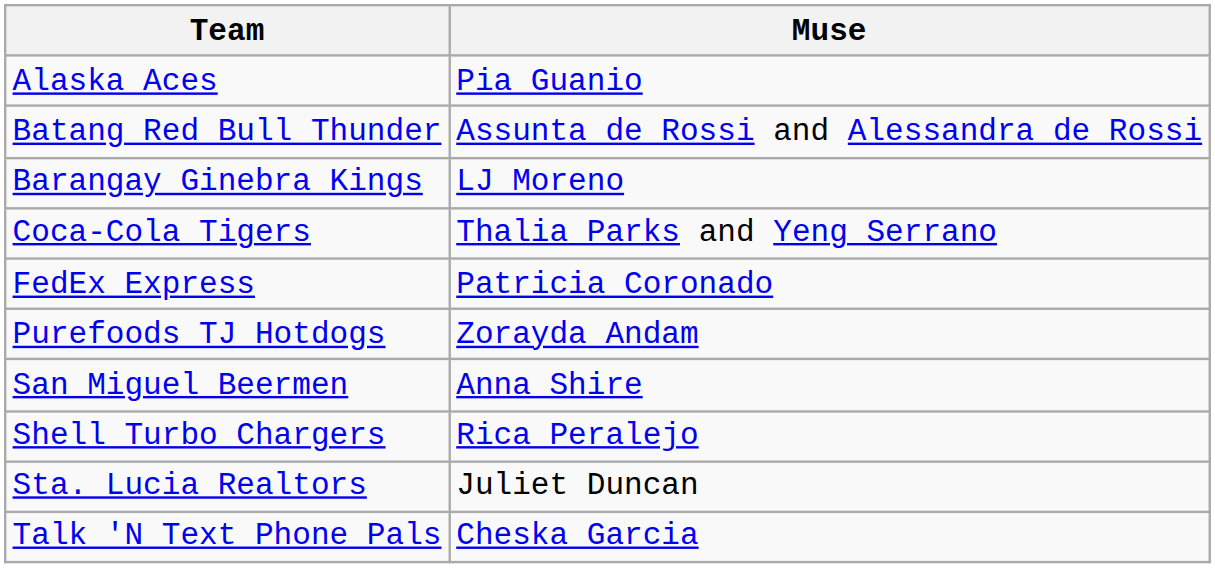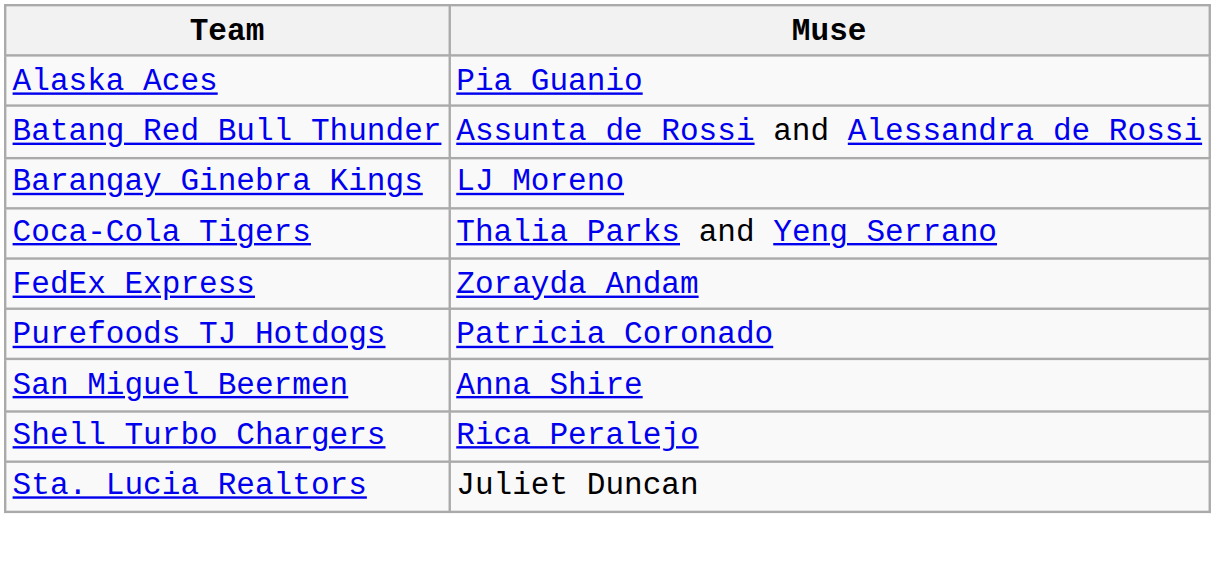(615, 284) Patricia Coronado -> (577, 284) Zorayda Andam
(577, 334) Zorayda Andam -> (615, 334) Patricia Coronado
- row: (227, 537)
